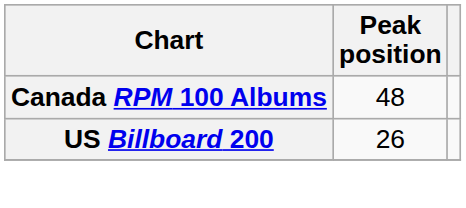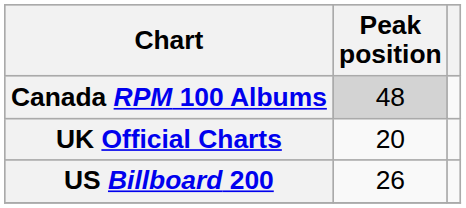(390, 97) no background -> (390, 97) lightgrey background
+ row: (169, 138)
